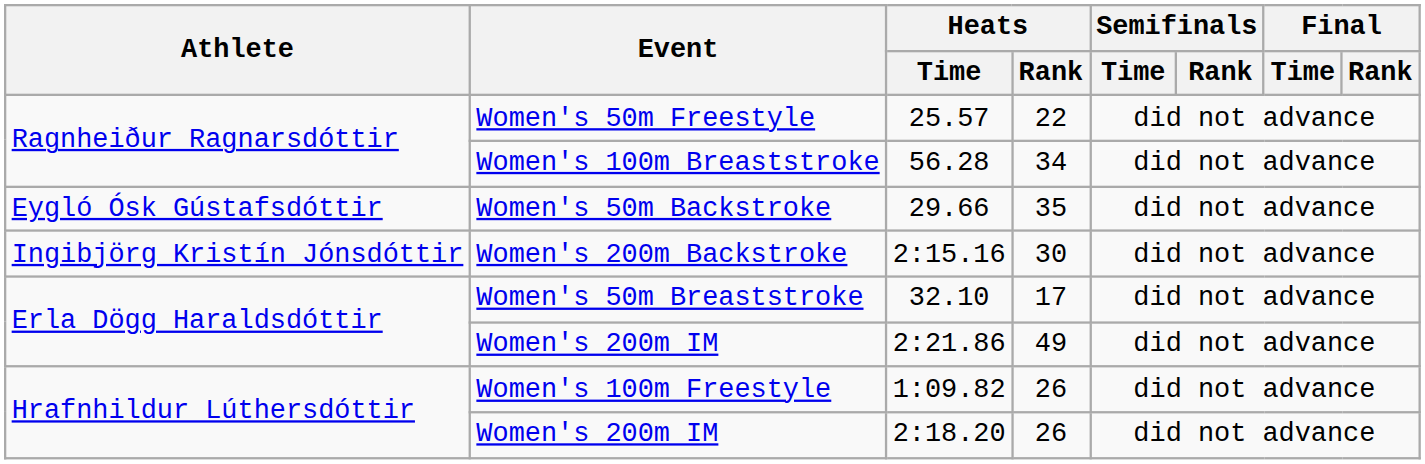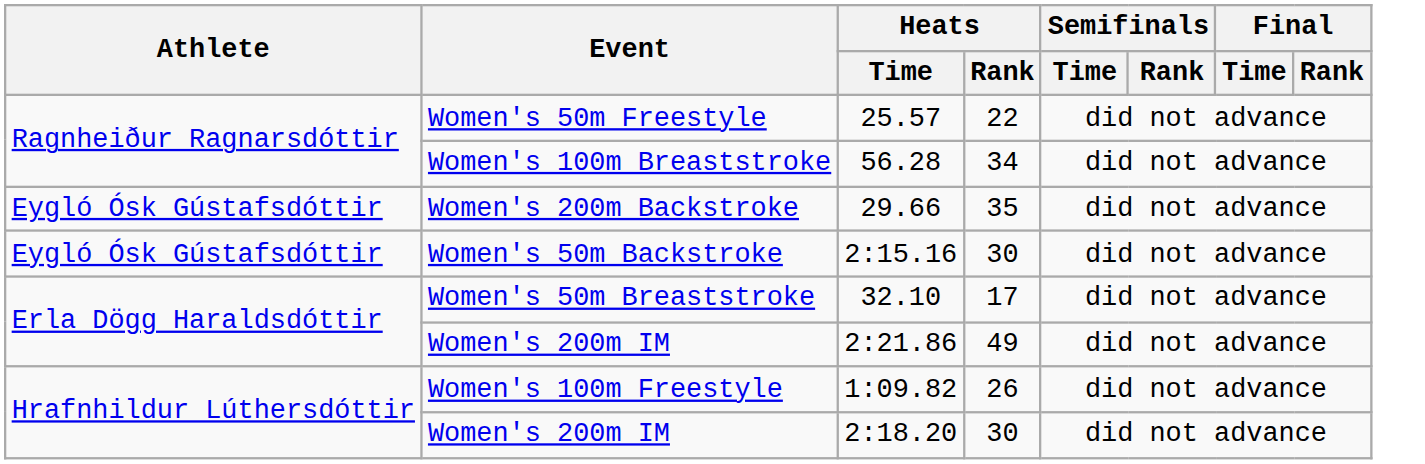(654, 208) Women's 50m Backstroke -> (613, 208) Women's 200m Backstroke
(238, 253) Ingibjörg Kristín Jónsdóttir -> (197, 253) Eygló Ósk Gústafsdóttir
(662, 253) Women's 200m Backstroke -> (605, 253) Women's 50m Backstroke
(1051, 434) 26 -> (1002, 434) 30
